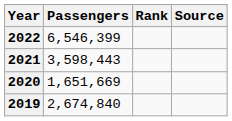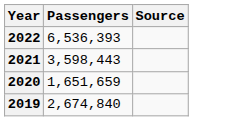- column: (152, 16)
(84, 38) 6,546,399 -> (84, 38) 6,536,393
(84, 82) 1,651,669 -> (84, 82) 1,651,659
